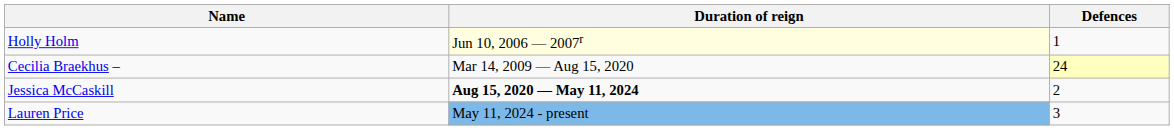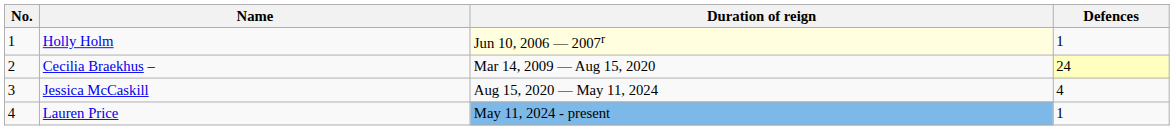+ column: (22, 16)
(545, 90) bold -> (566, 90) normal
(1056, 90) 2 -> (1060, 90) 4
(1056, 113) 3 -> (1060, 113) 1
